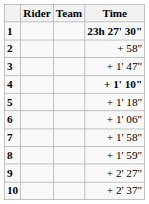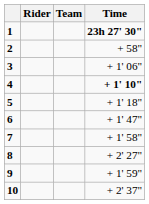(124, 66) + 1' 47" -> (124, 66) + 1' 06"
(124, 119) + 1' 06" -> (124, 119) + 1' 47"
(124, 155) + 1' 59" -> (124, 155) + 2' 27"
(124, 173) + 2' 27" -> (124, 173) + 1' 59"
